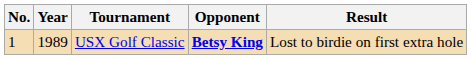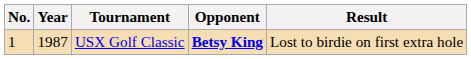(53, 42) 1989 -> (53, 42) 1987
